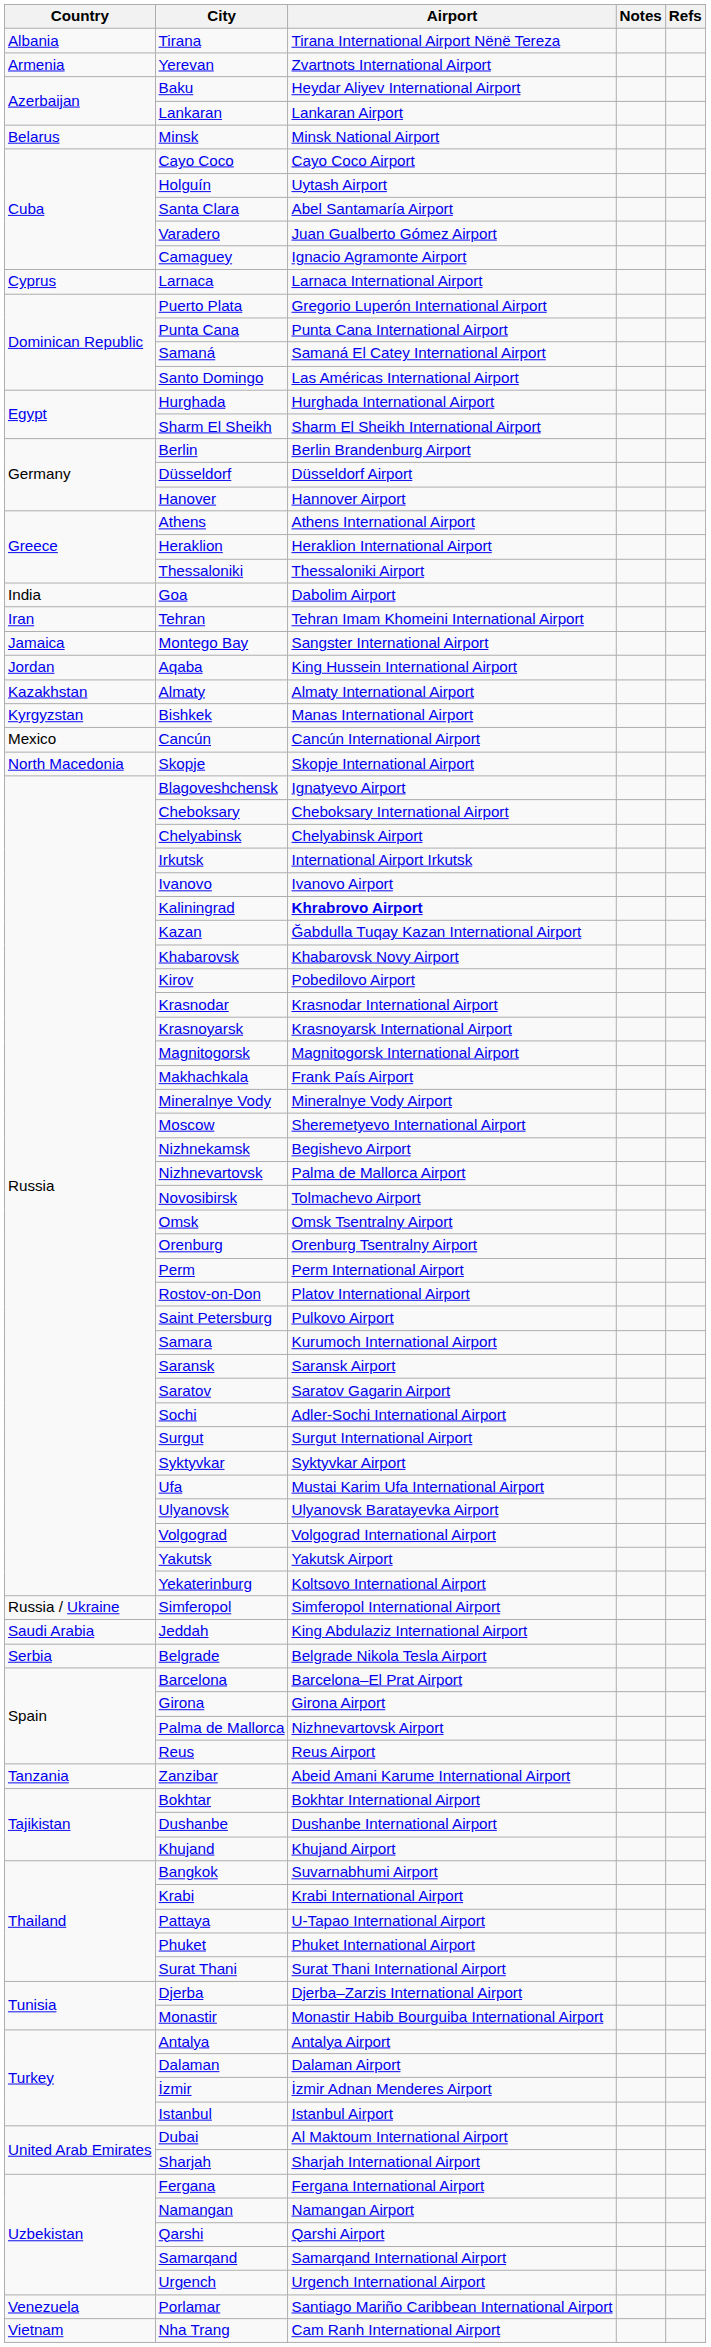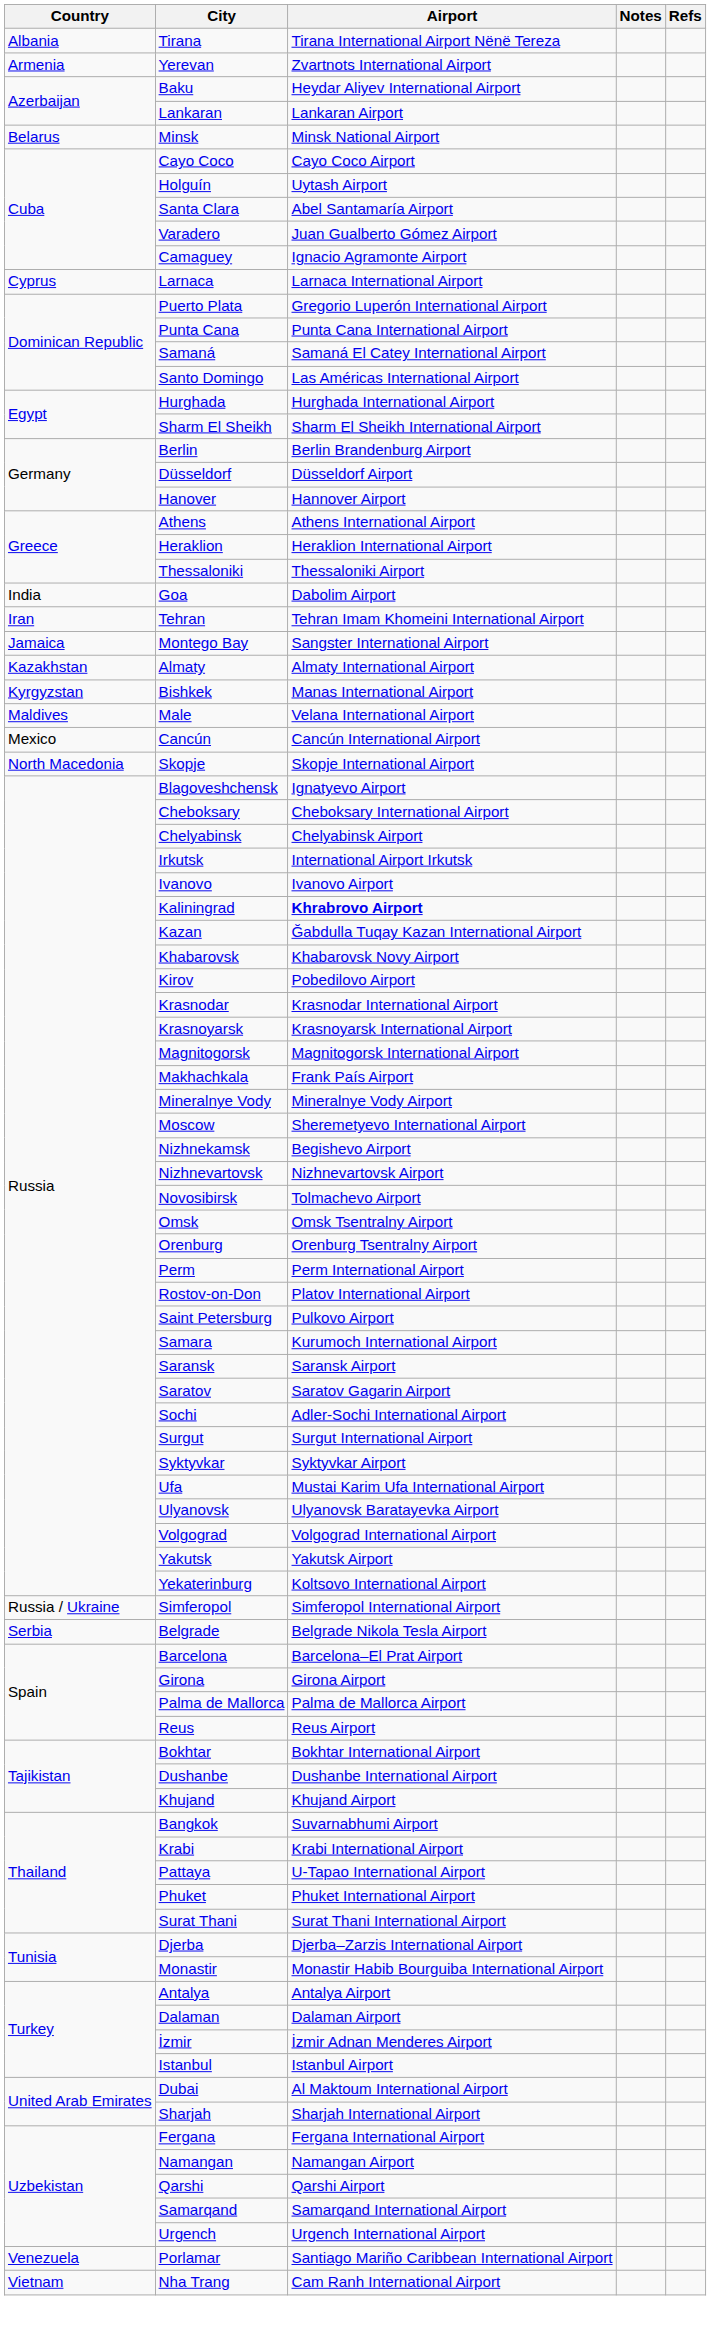- row: (181, 667)
+ row: (175, 715)
(379, 1173) Palma de Mallorca Airport -> (368, 1173) Nizhnevartovsk Airport
- row: (184, 1631)
(368, 1728) Nizhnevartovsk Airport -> (379, 1703) Palma de Mallorca Airport
- row: (188, 1776)
